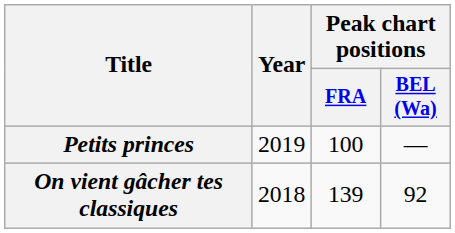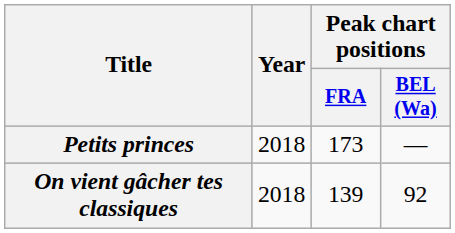(282, 144) 2019 -> (282, 144) 2018
(346, 144) 100 -> (346, 144) 173
